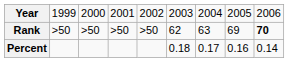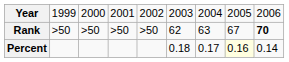(233, 31) 69 -> (233, 31) 67
(238, 48) no background -> (238, 48) lightyellow background
